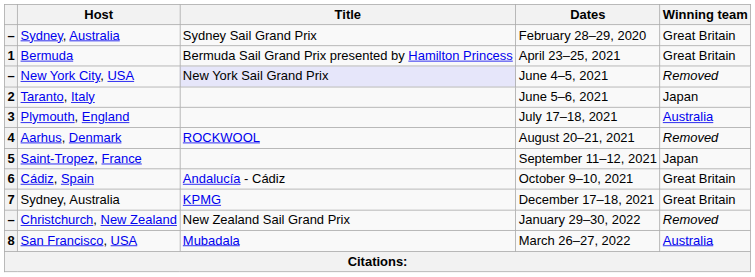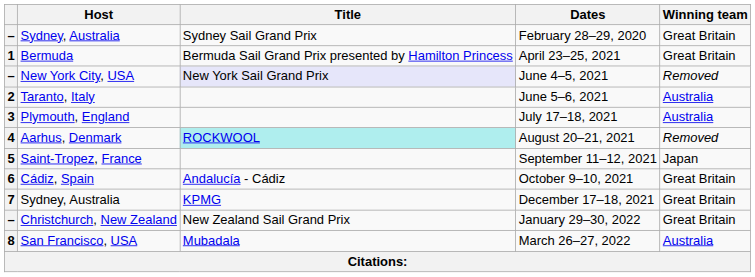(680, 96) Japan -> (688, 96) Australia
(221, 138) no background -> (221, 138) paleturquoise background
(691, 220) Removed -> (699, 220) Great Britain
